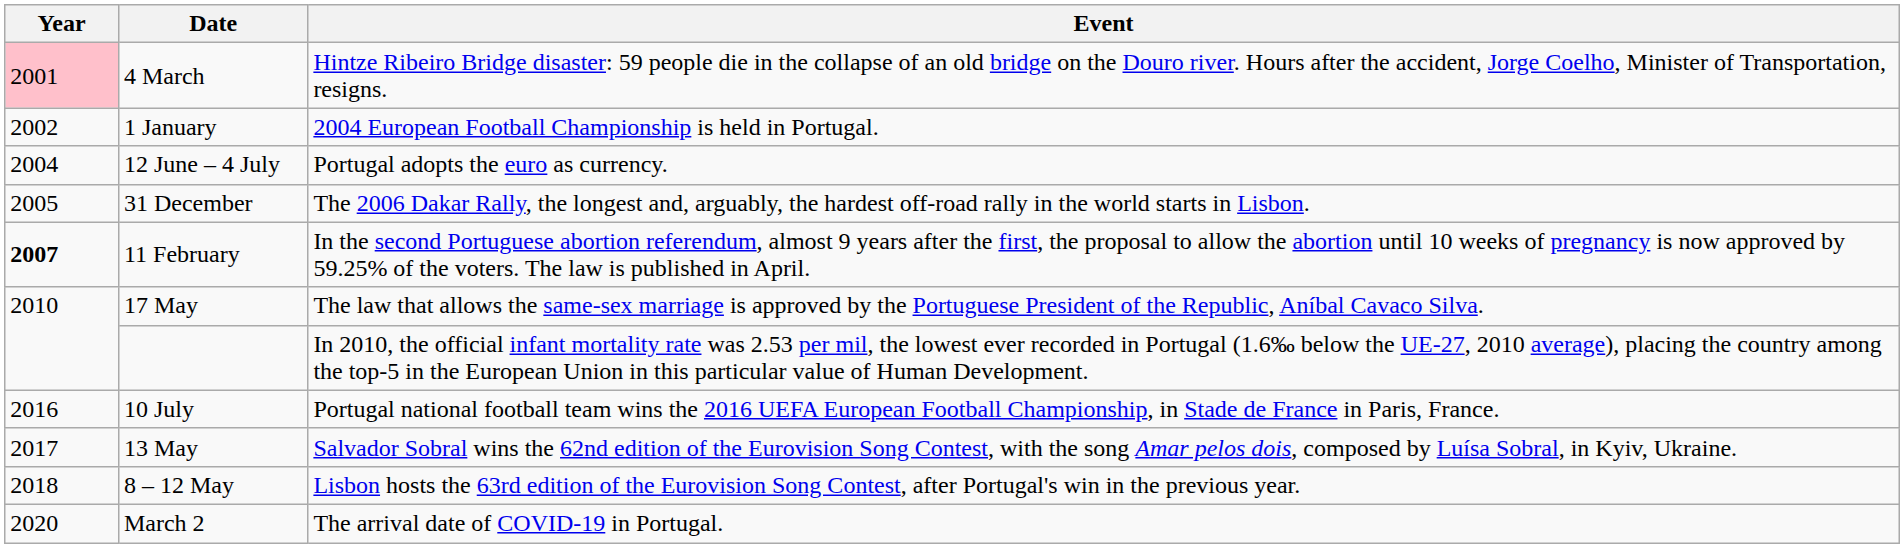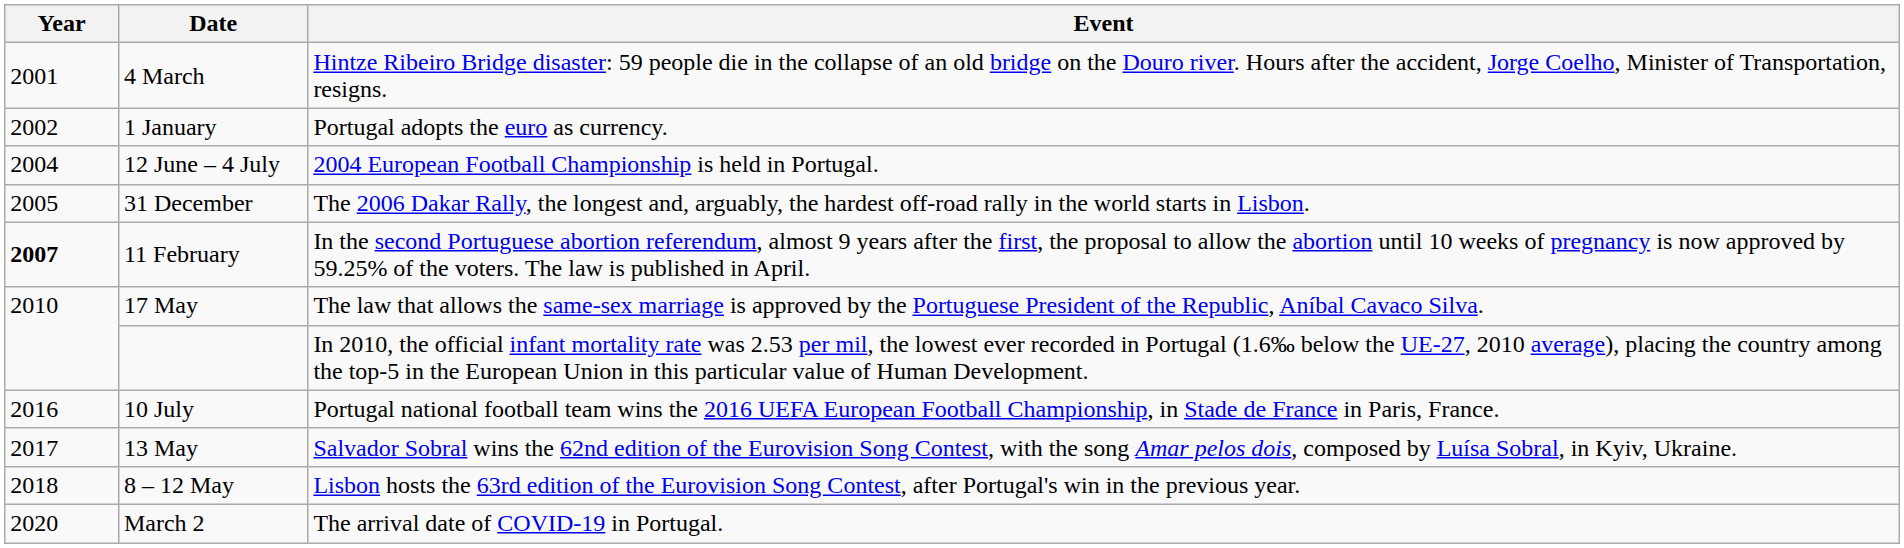(34, 75) pink background -> (34, 75) no background
(596, 126) 2004 European Football Championship is held in Portugal. -> (491, 126) Portugal adopts the euro as currency.
(491, 164) Portugal adopts the euro as currency. -> (596, 164) 2004 European Football Championship is held in Portugal.
